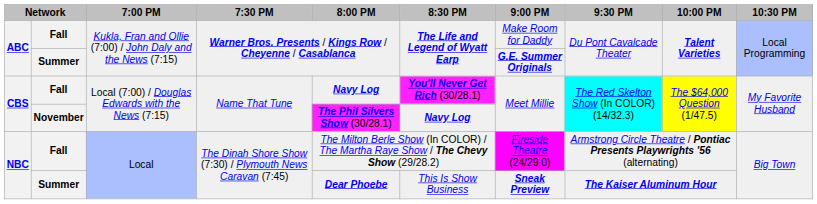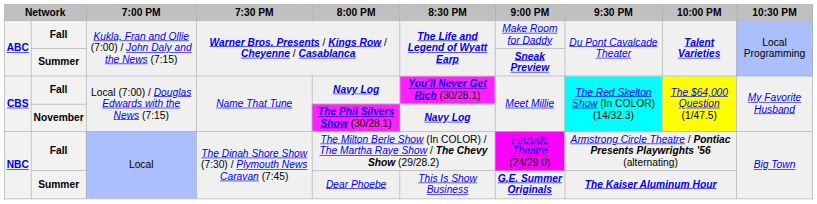(530, 62) G.E. Summer Originals -> (530, 62) Sneak Preview
(356, 184) bold -> (356, 184) normal
(530, 184) Sneak Preview -> (530, 184) G.E. Summer Originals
